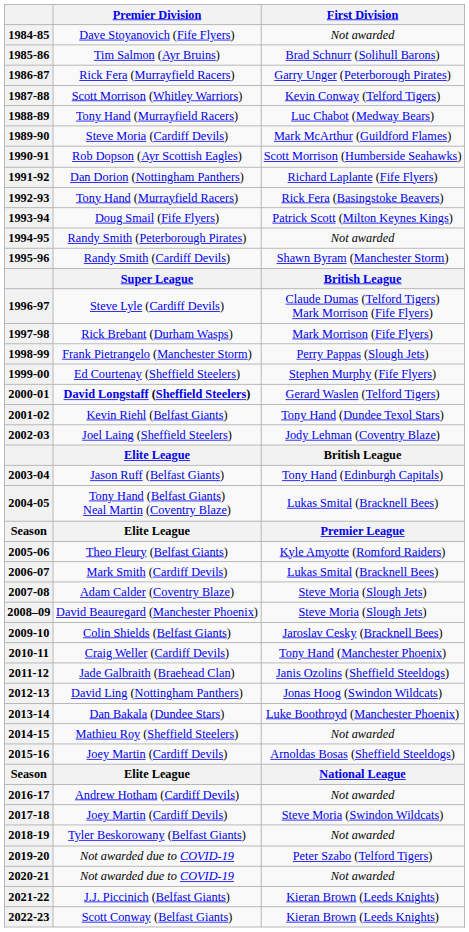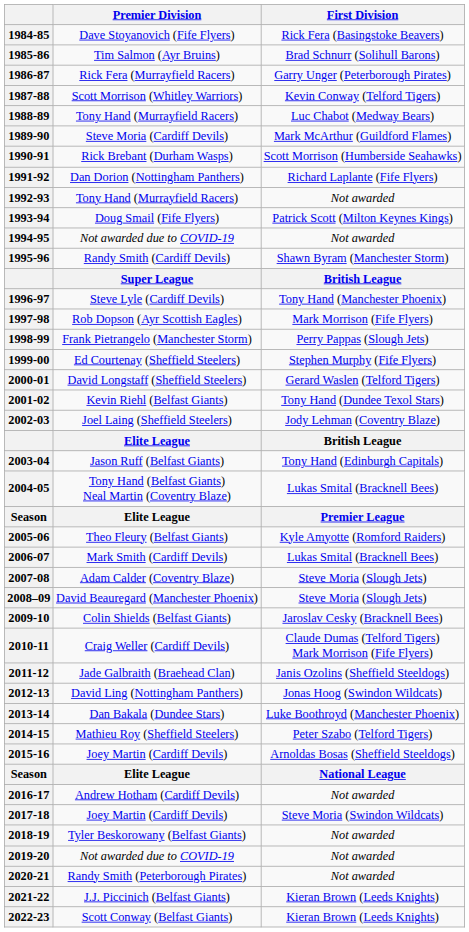(363, 35) Not awarded -> (363, 35) Rick Fera (Basingstoke Beavers)
(157, 156) Rob Dopson (Ayr Scottish Eagles) -> (157, 156) Rick Brebant (Durham Wasps)
(363, 197) Rick Fera (Basingstoke Beavers) -> (363, 197) Not awarded
(157, 238) Randy Smith (Peterborough Pirates) -> (157, 238) Not awarded due to COVID-19
(363, 306) Claude Dumas (Telford Tigers) Mark Morrison (Fife Flyers) -> (363, 299) Tony Hand (Manchester Phoenix)
(157, 333) Rick Brebant (Durham Wasps) -> (157, 319) Rob Dopson (Ayr Scottish Eagles)
(157, 394) bold -> (157, 380) normal
(363, 653) Tony Hand (Manchester Phoenix) -> (363, 645) Claude Dumas (Telford Tigers) Mark Morrison (Fife Flyers)
(363, 734) Not awarded -> (363, 734) Peter Szabo (Telford Tigers)
(363, 856) Peter Szabo (Telford Tigers) -> (363, 856) Not awarded
(157, 876) Not awarded due to COVID-19 -> (157, 876) Randy Smith (Peterborough Pirates)
